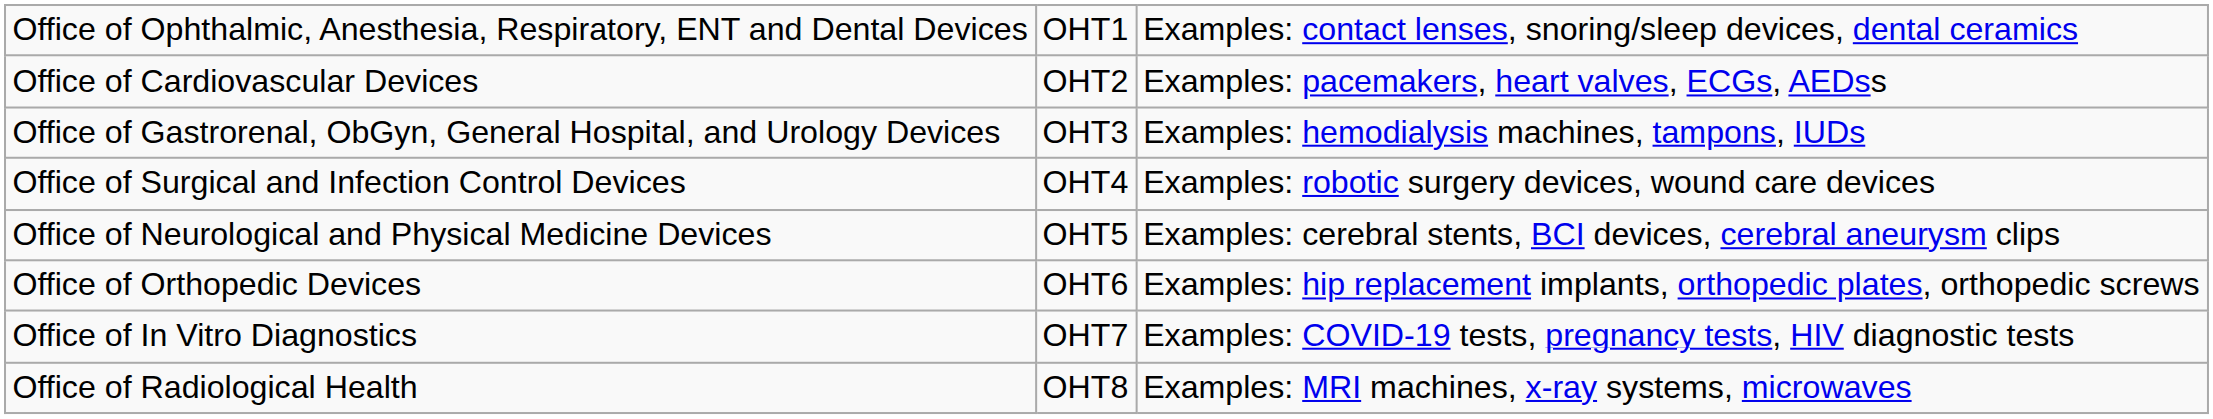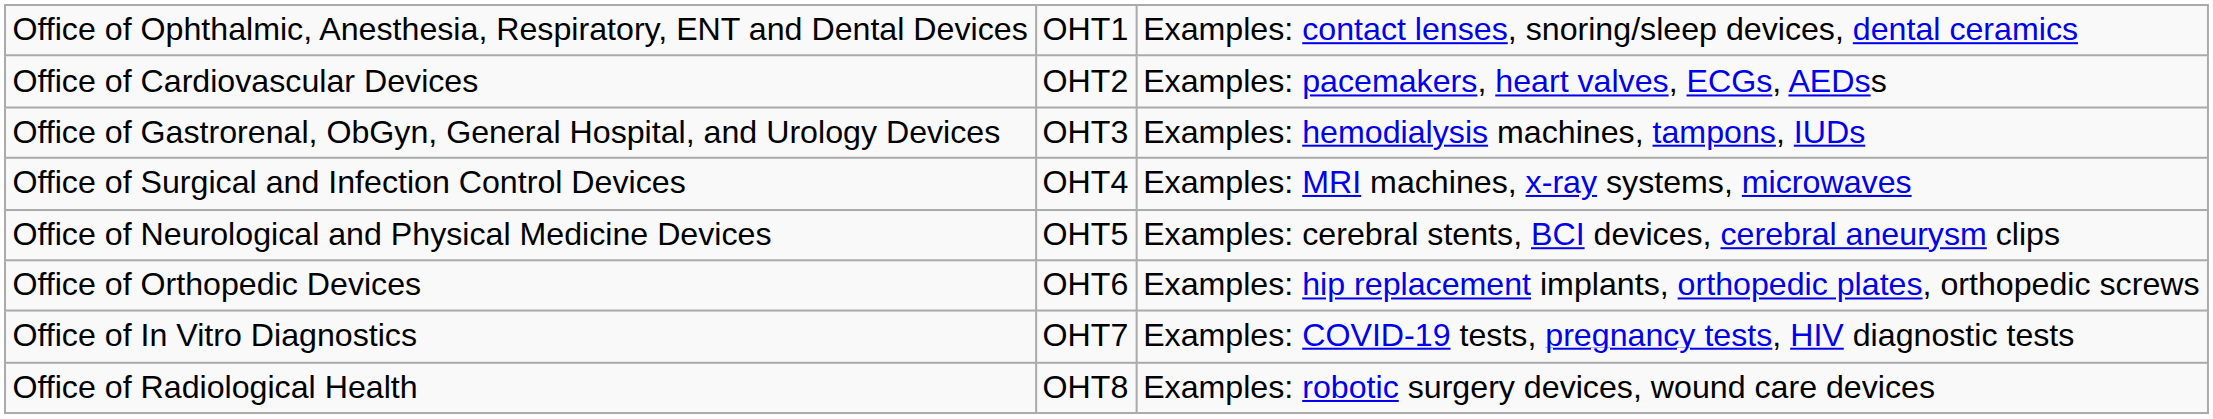(1539, 183) Examples: robotic surgery devices, wound care devices -> (1527, 183) Examples: MRI machines, x-ray systems, microwaves
(1527, 387) Examples: MRI machines, x-ray systems, microwaves -> (1539, 387) Examples: robotic surgery devices, wound care devices
